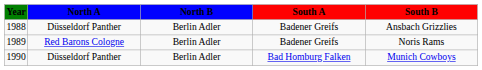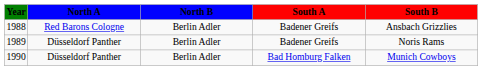(84, 27) Düsseldorf Panther -> (84, 27) Red Barons Cologne
(84, 42) Red Barons Cologne -> (84, 42) Düsseldorf Panther
